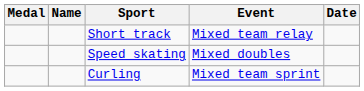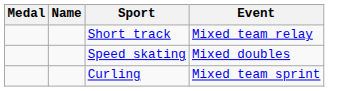- column: (342, 15)
